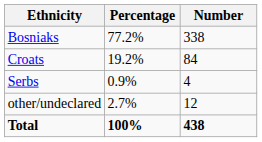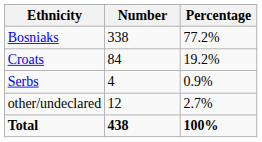columns swapped: (218, 15) <-> (142, 15)
